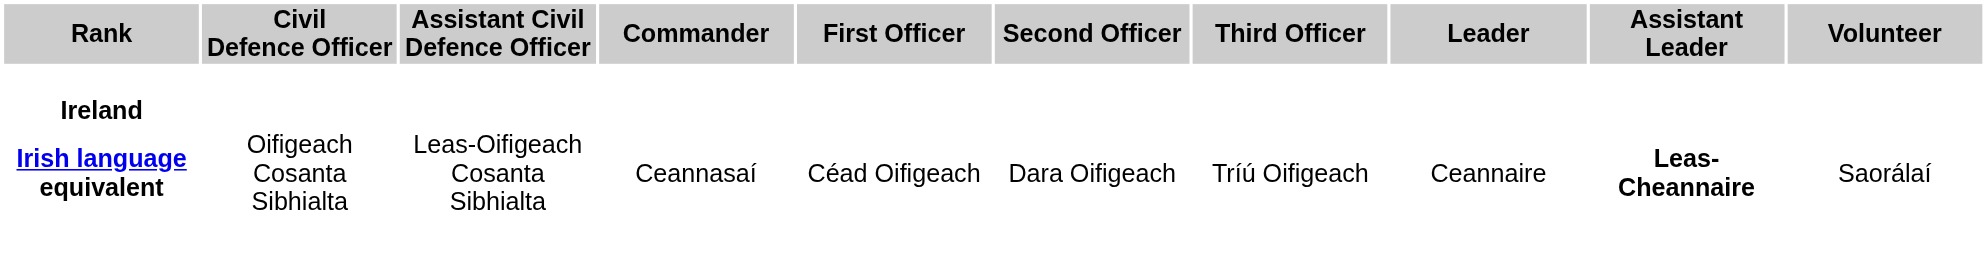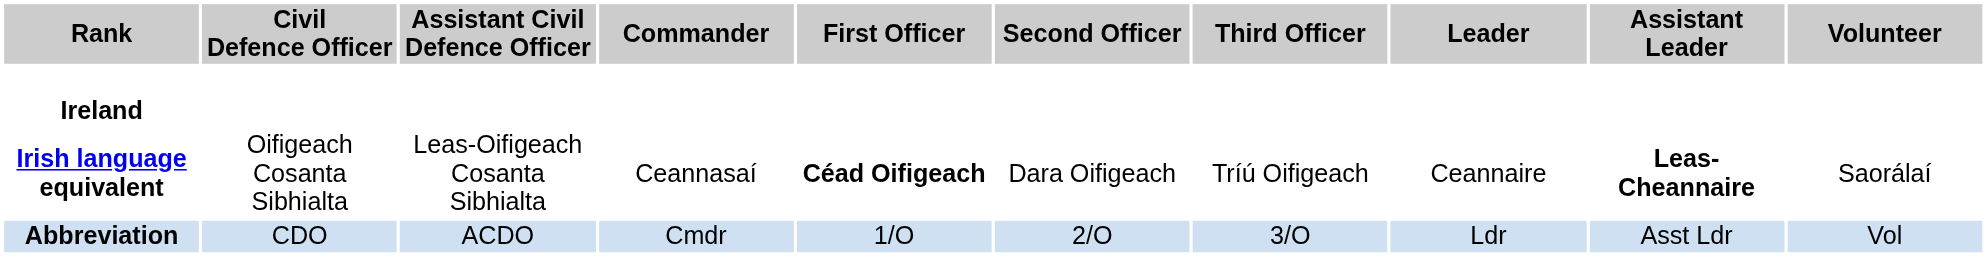(894, 173) normal -> (894, 173) bold
+ row: (102, 236)
